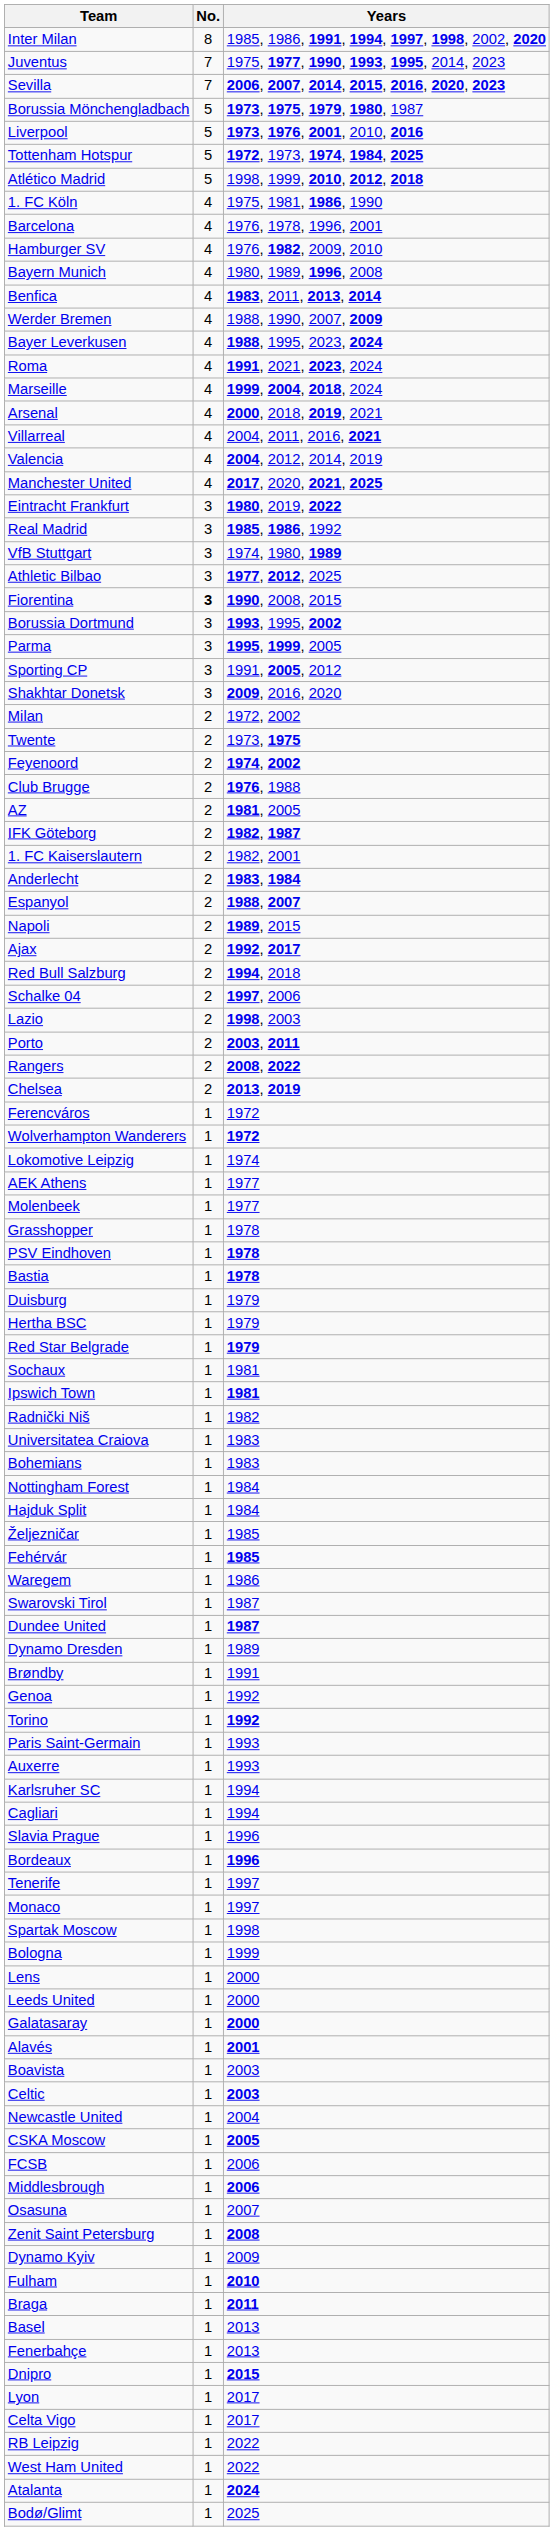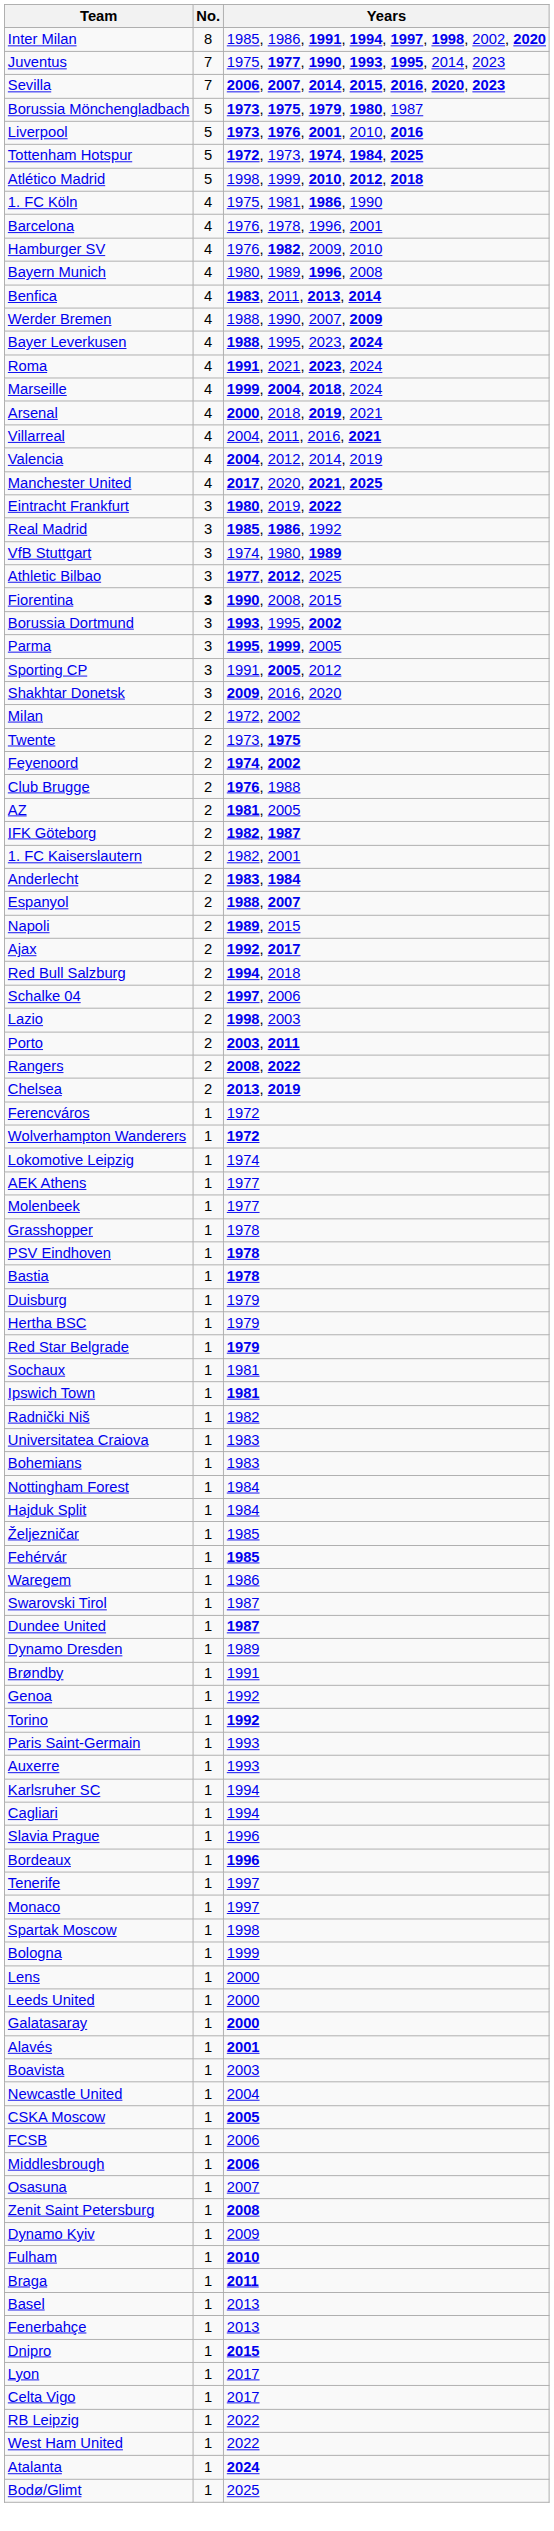- row: (26, 2093)
